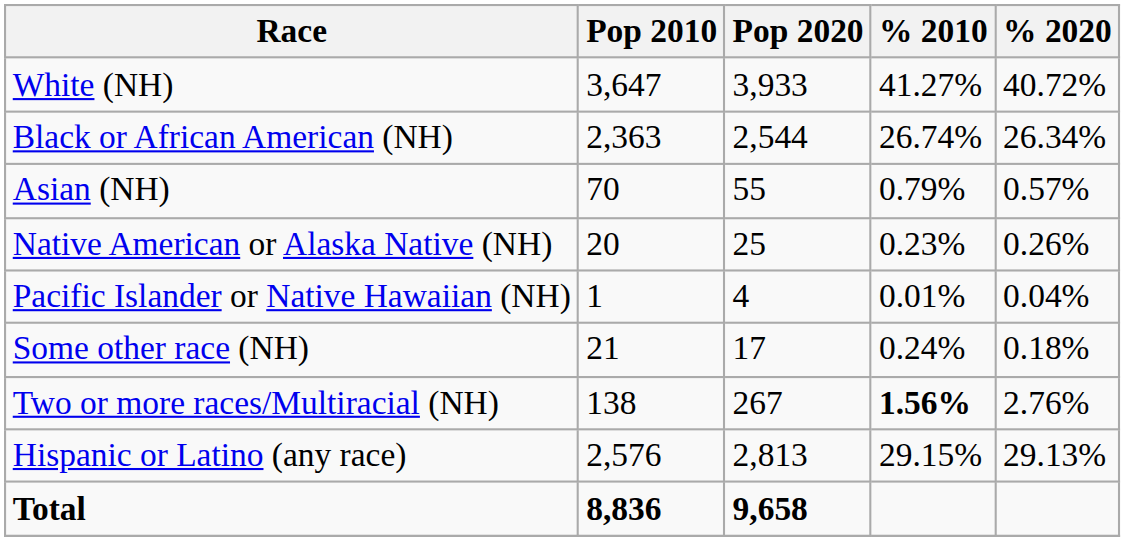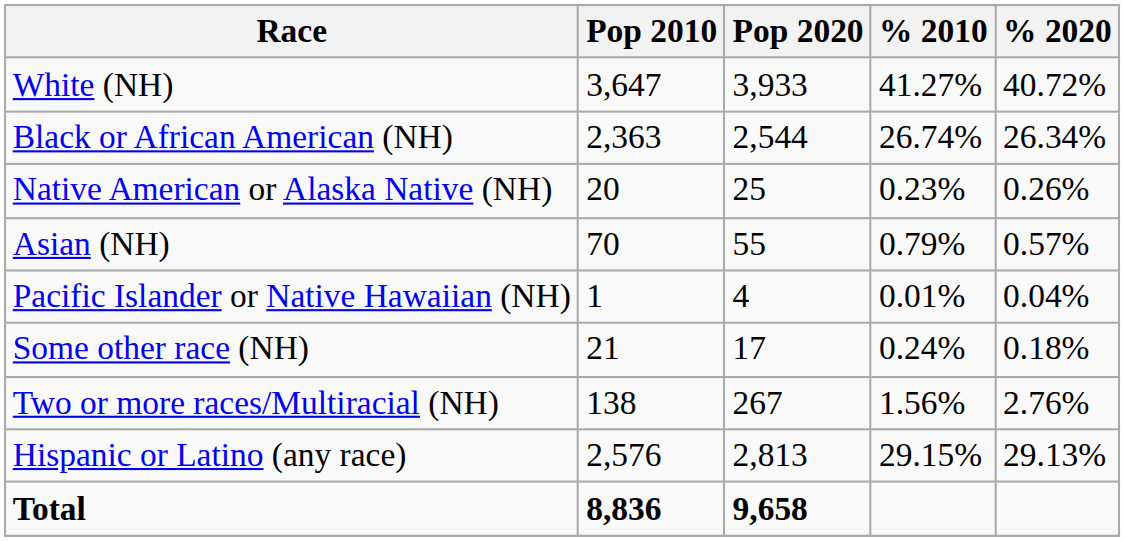rows swapped: (283, 243) <-> (91, 190)
(925, 402) bold -> (922, 402) normal
